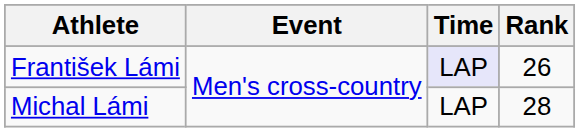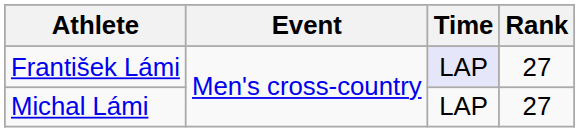(537, 66) 26 -> (537, 66) 27
(537, 107) 28 -> (537, 107) 27
